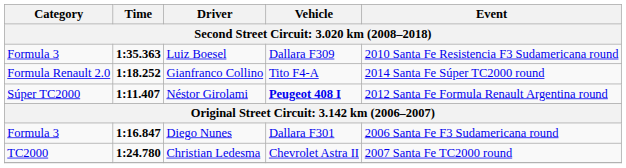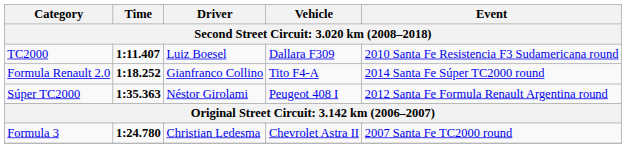(33, 53) Formula 3 -> (28, 53) TC2000
(138, 53) 1:35.363 -> (138, 53) 1:11.407
(138, 93) 1:11.407 -> (138, 93) 1:35.363
(305, 93) bold -> (304, 93) normal
- row: (199, 133)
(28, 152) TC2000 -> (33, 133) Formula 3
